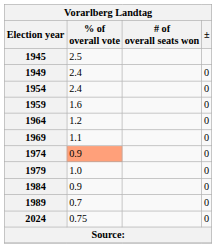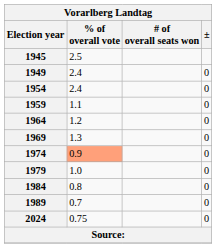(76, 105) 1.6 -> (76, 105) 1.1
(76, 137) 1.1 -> (76, 137) 1.3
(76, 186) 0.9 -> (76, 186) 0.8
